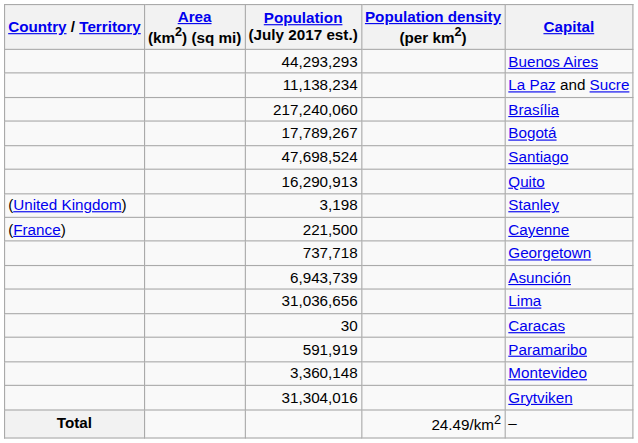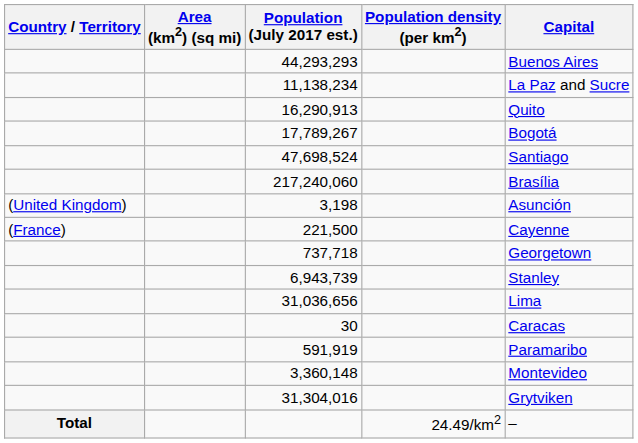rows swapped: (315, 109) <-> (320, 181)
(534, 205) Stanley -> (540, 205) Asunción
(540, 277) Asunción -> (534, 277) Stanley
